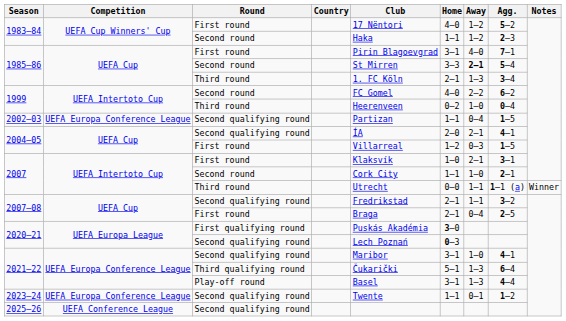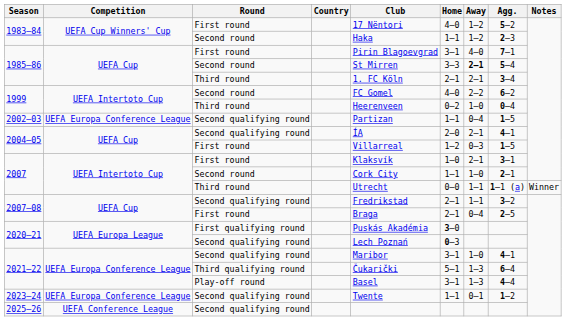(476, 79) 1–3 -> (476, 79) 2–1
